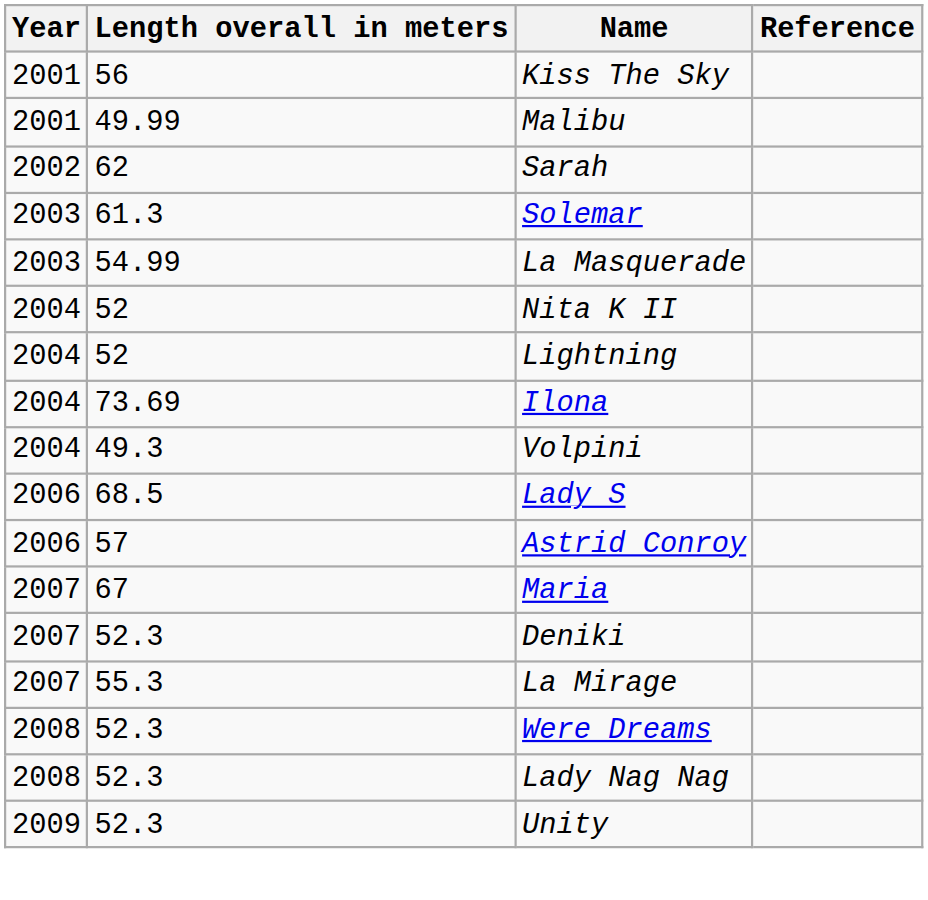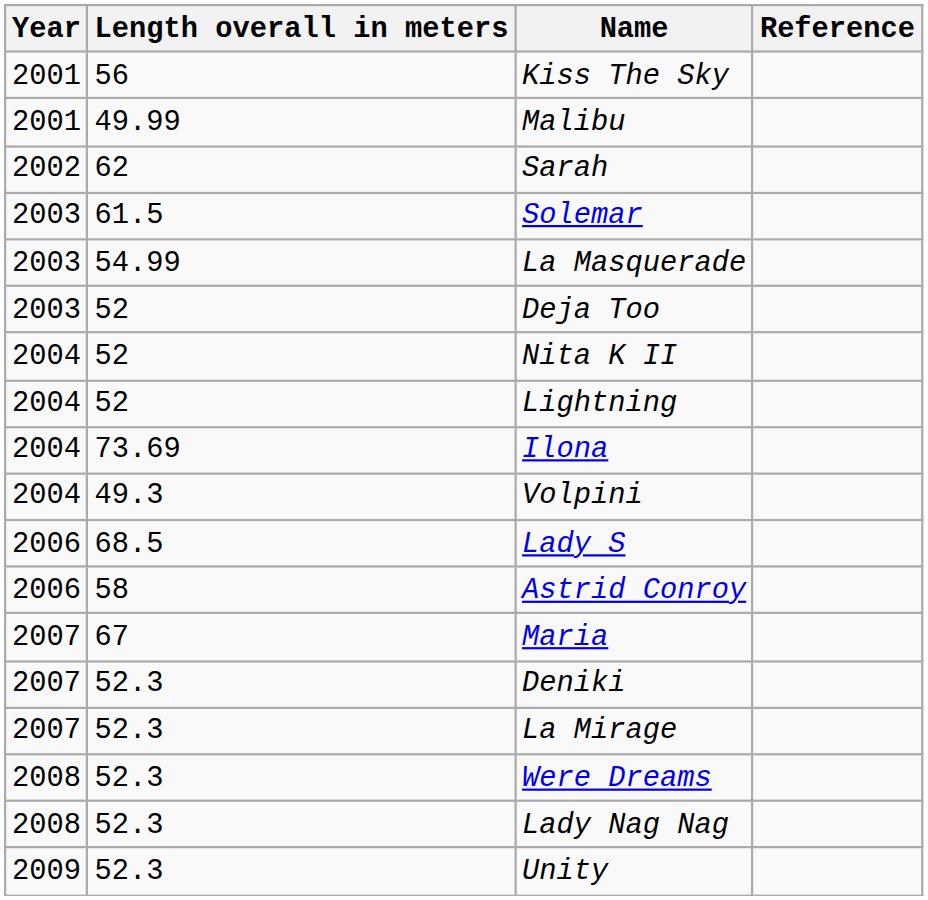(129, 216) 61.3 -> (129, 216) 61.5
+ row: (591, 309)
(112, 544) 57 -> (112, 590) 58
(129, 684) 55.3 -> (129, 731) 52.3
